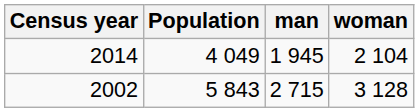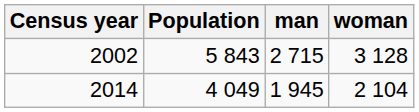rows swapped: (114, 90) <-> (114, 55)
